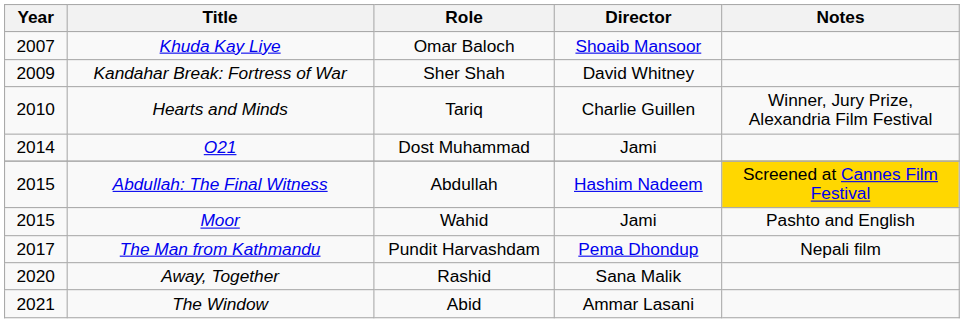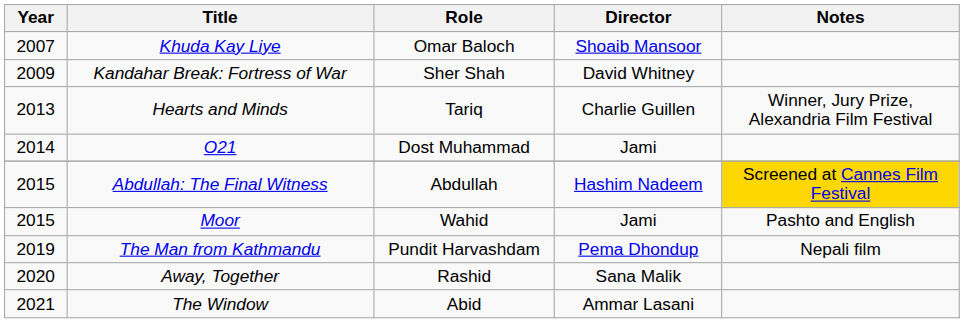(36, 110) 2010 -> (36, 110) 2013
(36, 248) 2017 -> (36, 248) 2019
